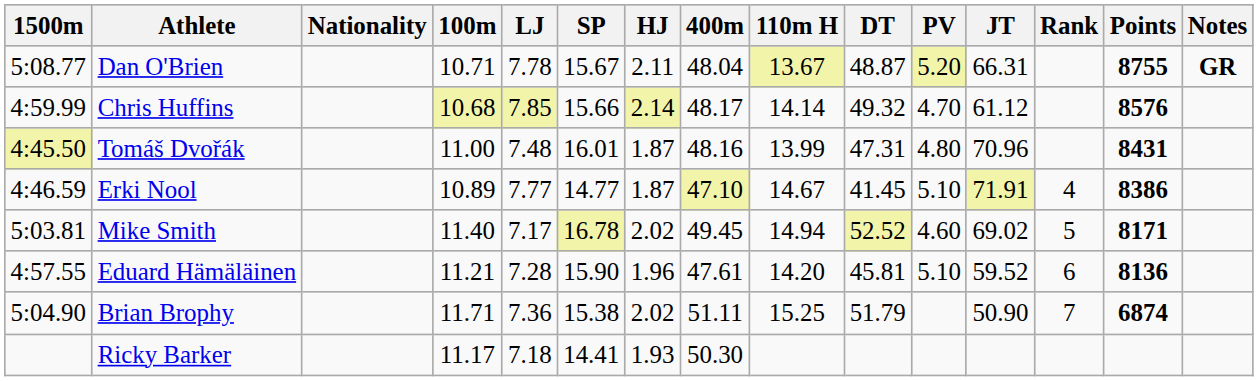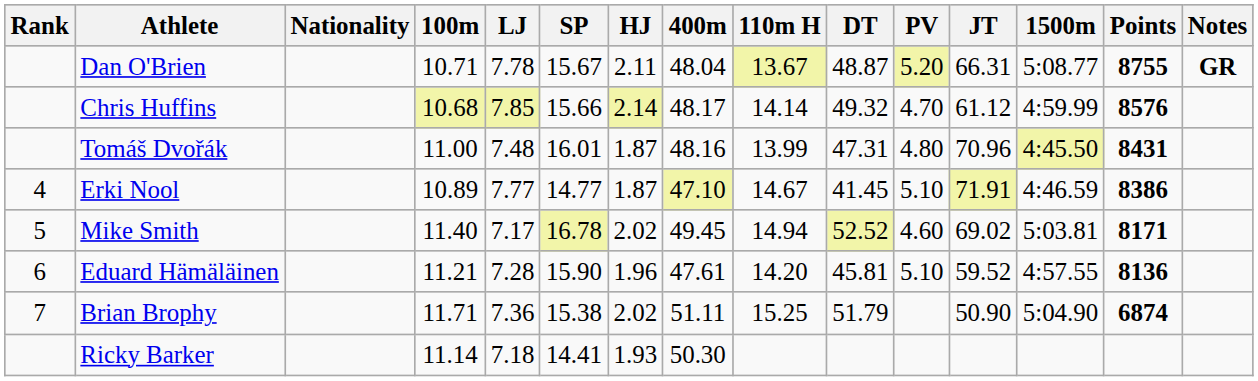columns swapped: (1069, 25) <-> (48, 25)
(467, 354) 11.17 -> (450, 354) 11.14
